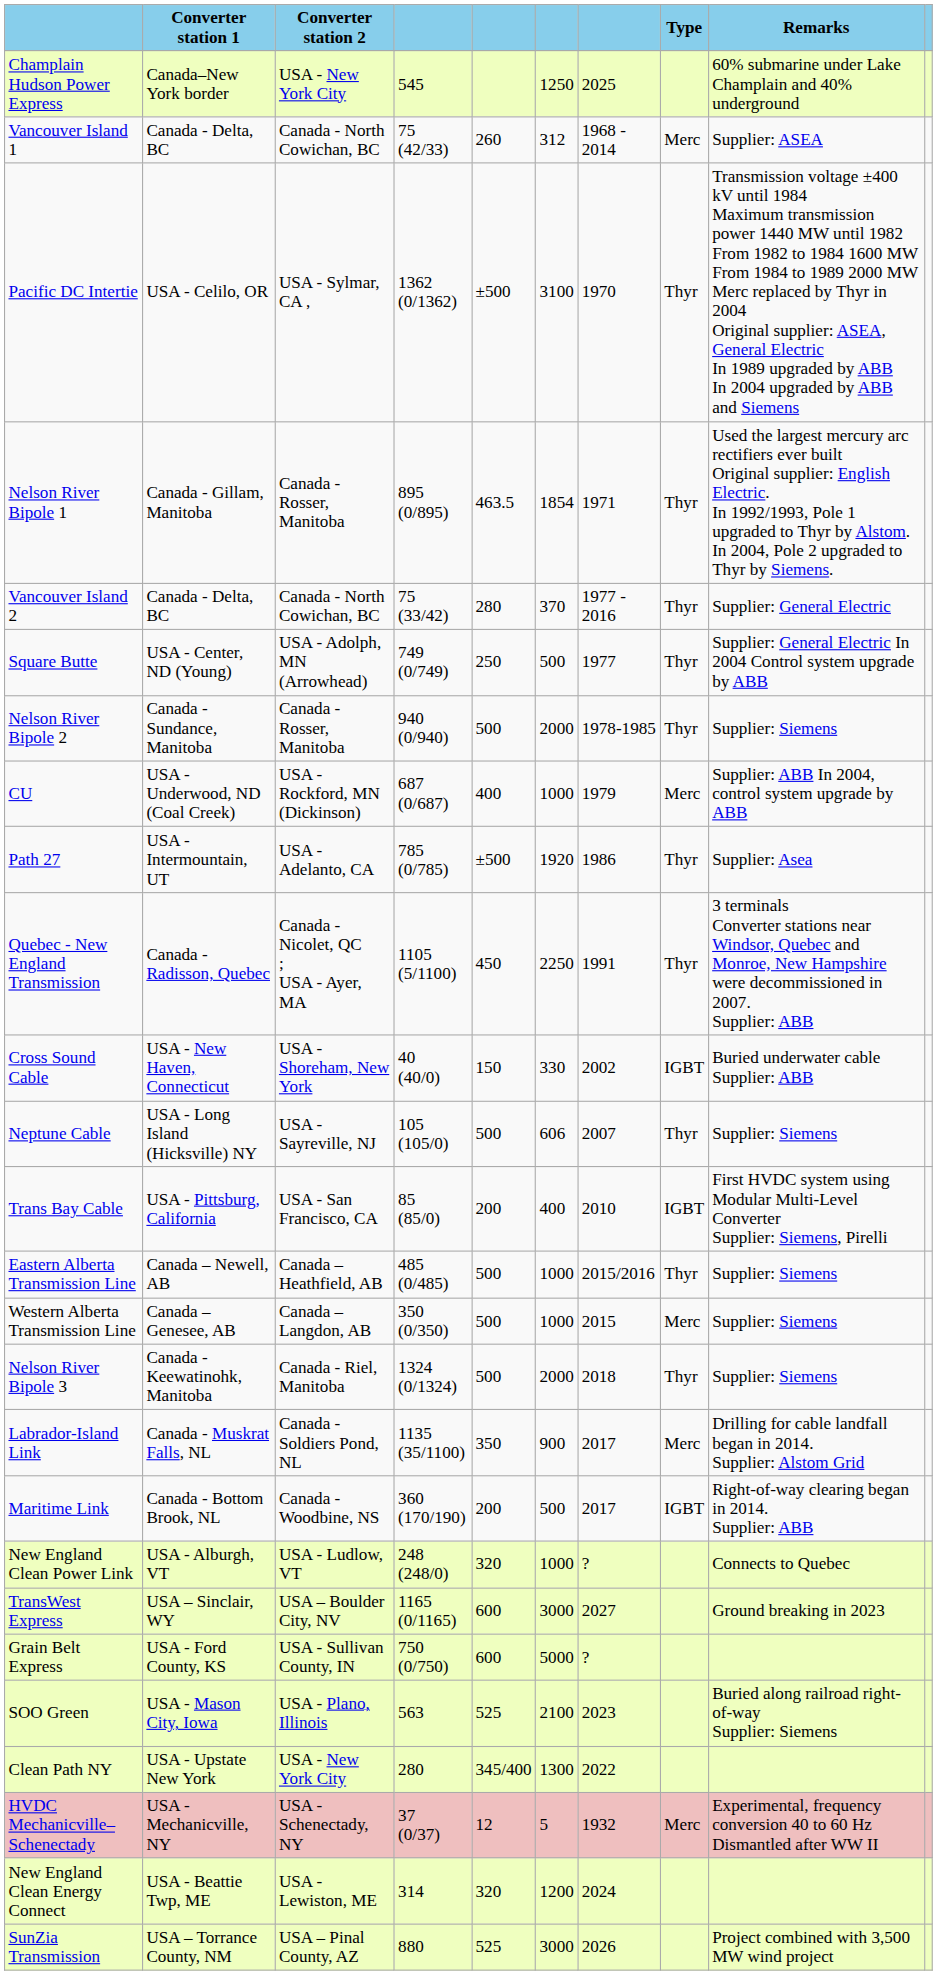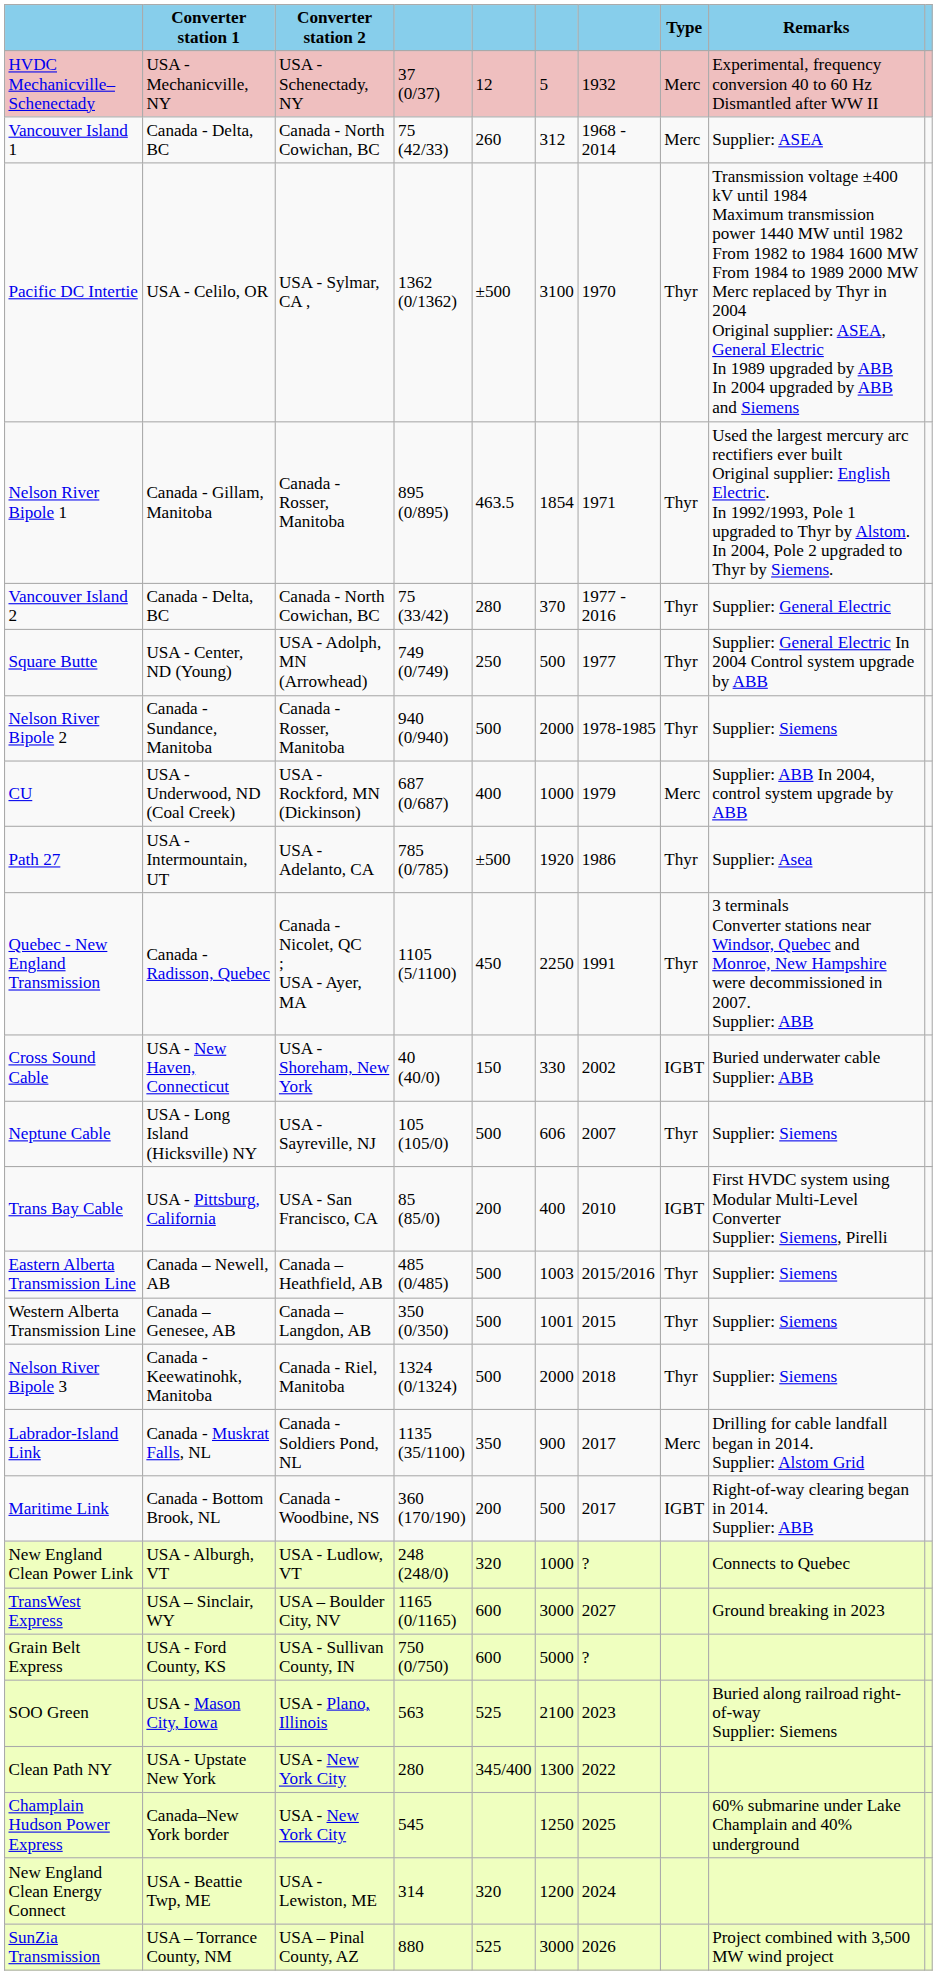rows swapped: (62, 1825) <-> (59, 83)
(557, 1274) 1000 -> (557, 1274) 1003
(557, 1320) 1000 -> (557, 1320) 1001
(682, 1320) Merc -> (681, 1320) Thyr
